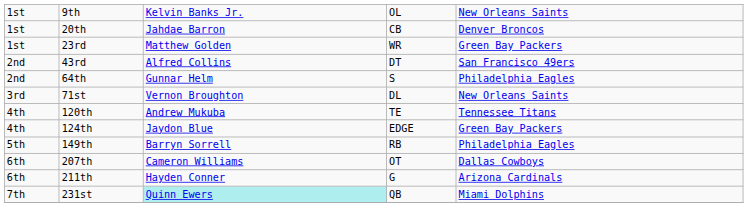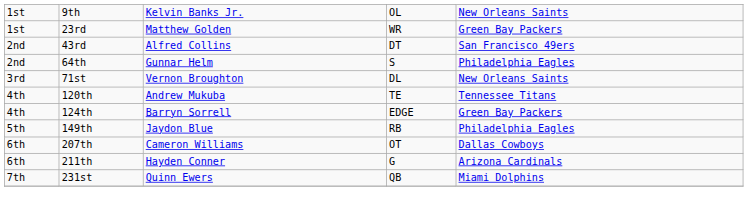- row: (74, 29)
(179, 128) Jaydon Blue -> (188, 112) Barryn Sorrell
(188, 145) Barryn Sorrell -> (179, 128) Jaydon Blue
(179, 194) paleturquoise background -> (179, 178) no background
